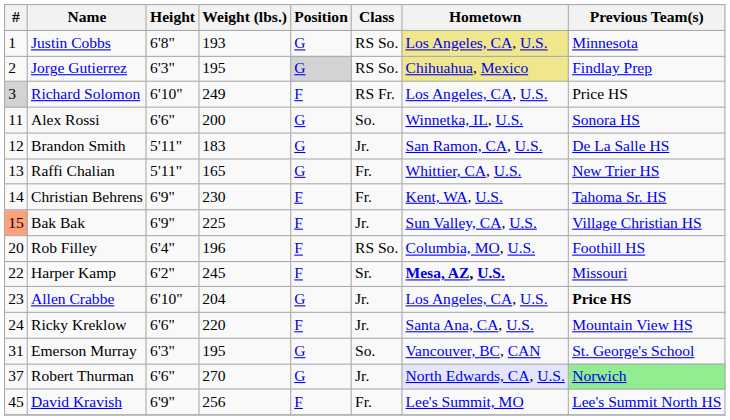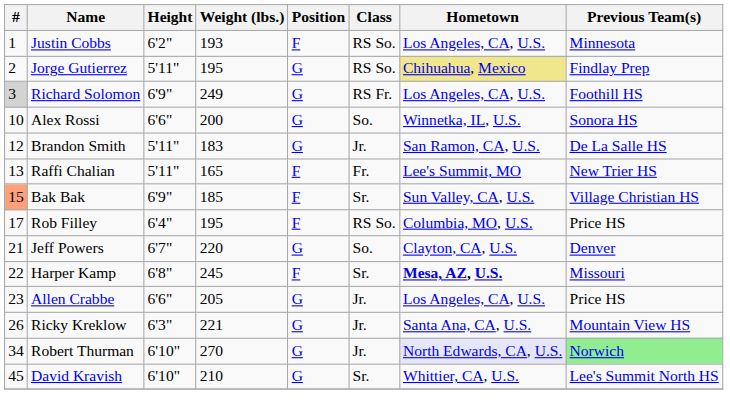(162, 43) 6'8" -> (160, 43) 6'2"
(300, 43) G -> (296, 43) F
(477, 43) khaki background -> (474, 43) no background
(162, 69) 6'3" -> (163, 69) 5'11"
(300, 69) lightgrey background -> (297, 69) no background
(166, 94) 6'10" -> (160, 94) 6'9"
(299, 94) F -> (297, 94) G
(600, 94) Price HS -> (606, 94) Foothill HS
(16, 120) 11 -> (16, 120) 10
(300, 171) G -> (296, 171) F
(464, 171) Whittier, CA, U.S. -> (462, 171) Lee's Summit, MO
- row: (87, 197)
(214, 222) 225 -> (211, 197) 185
(362, 222) Jr. -> (361, 197) Sr.
(16, 248) 20 -> (16, 222) 17
(214, 248) 196 -> (211, 222) 195
(609, 248) Foothill HS -> (597, 222) Price HS
+ row: (67, 248)
(162, 274) 6'2" -> (160, 274) 6'8"
(166, 299) 6'10" -> (160, 299) 6'6"
(214, 299) 204 -> (211, 299) 205
(602, 299) bold -> (597, 299) normal
(16, 325) 24 -> (16, 325) 26
(162, 325) 6'6" -> (160, 325) 6'3"
(214, 325) 220 -> (211, 325) 221
(299, 325) F -> (297, 325) G
- row: (84, 351)
(16, 376) 37 -> (16, 351) 34
(162, 376) 6'6" -> (164, 351) 6'10"
(162, 402) 6'9" -> (164, 376) 6'10"
(214, 402) 256 -> (211, 376) 210
(299, 402) F -> (297, 376) G
(363, 402) Fr. -> (361, 376) Sr.
(465, 402) Lee's Summit, MO -> (461, 376) Whittier, CA, U.S.
